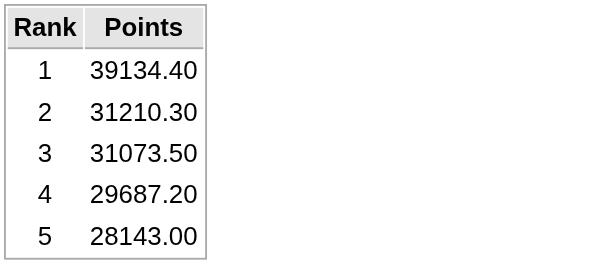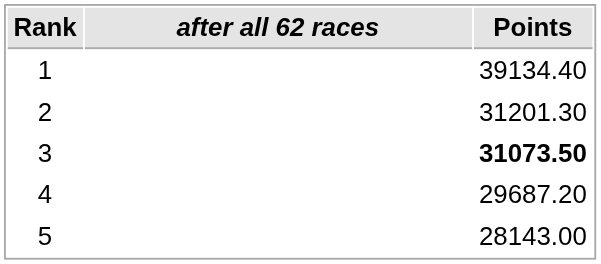+ column: (278, 27)
(144, 112) 31210.30 -> (533, 112) 31201.30
(144, 153) normal -> (533, 153) bold
